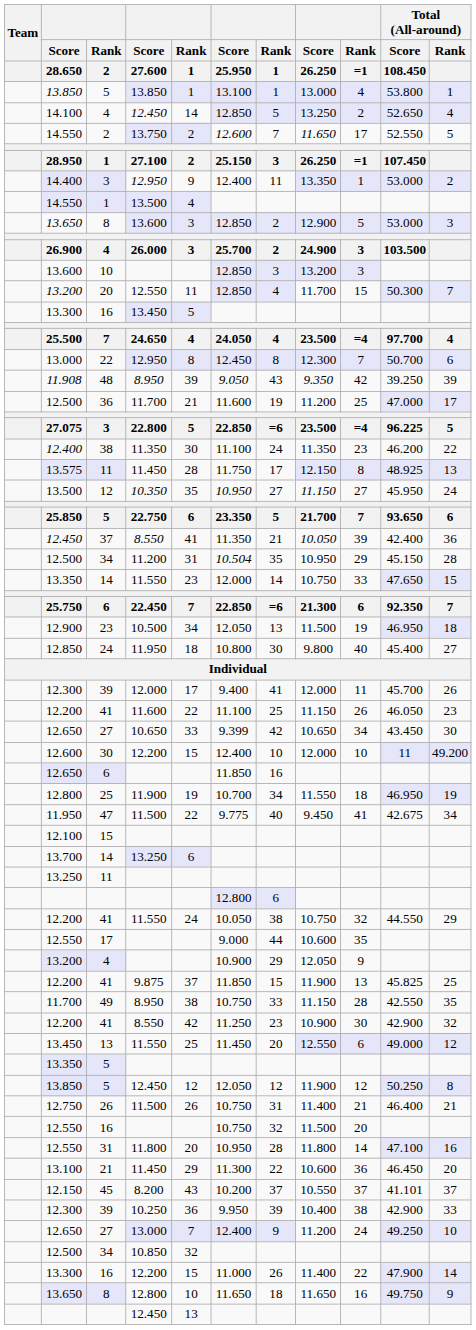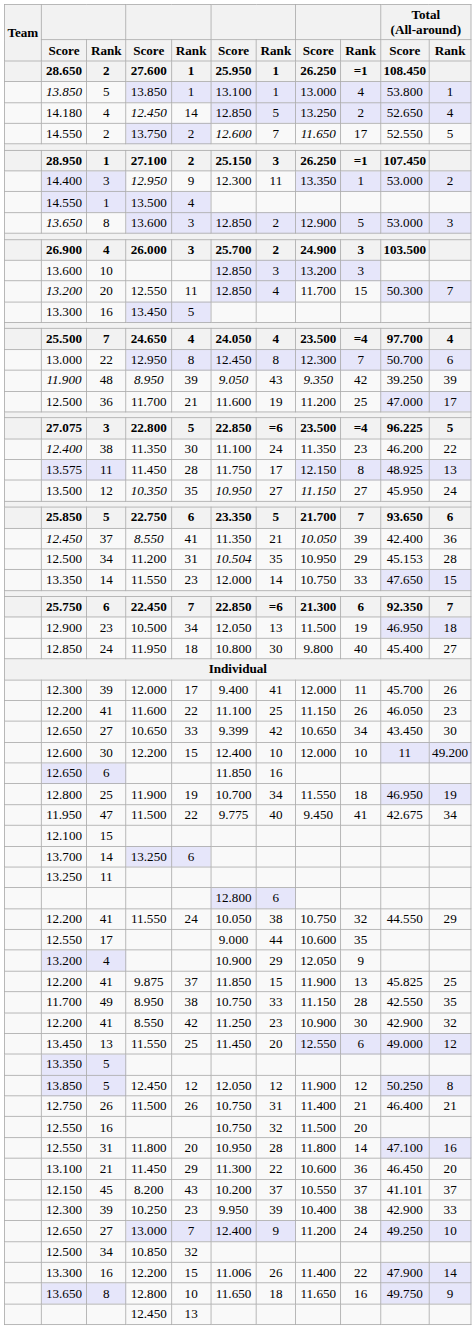(64, 112) 14.100 -> (64, 112) 14.180
(234, 181) 12.400 -> (234, 181) 12.300
(64, 380) 11.908 -> (64, 380) 11.900
(405, 559) 45.150 -> (405, 559) 45.153
(191, 1210) 36 -> (191, 1210) 23
(234, 1272) 11.000 -> (234, 1272) 11.006
